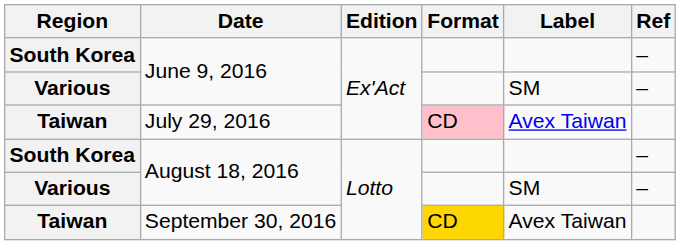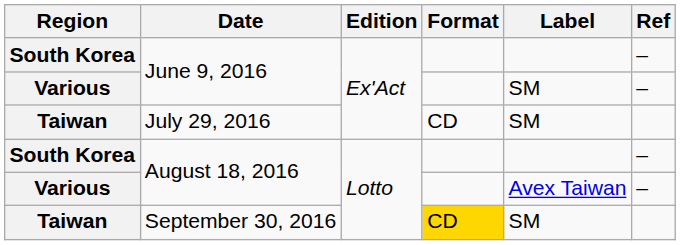(443, 121) pink background -> (443, 121) no background
(567, 121) Avex Taiwan -> (524, 121) SM
(524, 188) SM -> (567, 188) Avex Taiwan
(567, 222) Avex Taiwan -> (524, 222) SM
